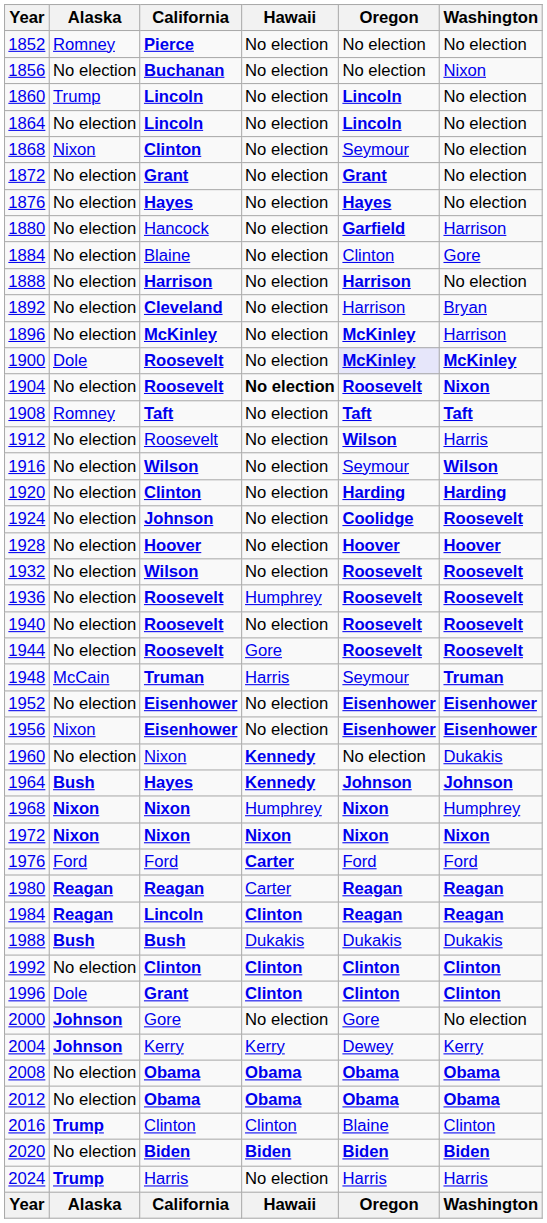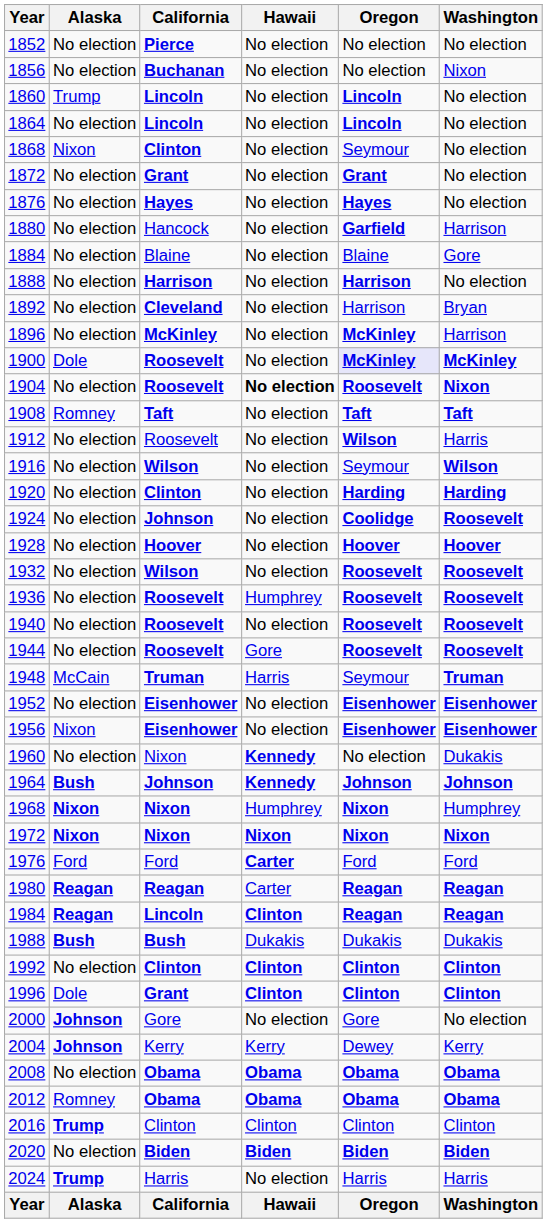(84, 44) Romney -> (95, 44) No election
(368, 255) Clinton -> (366, 255) Blaine
(168, 783) Hayes -> (179, 783) Johnson
(95, 1099) No election -> (84, 1099) Romney
(366, 1126) Blaine -> (368, 1126) Clinton
